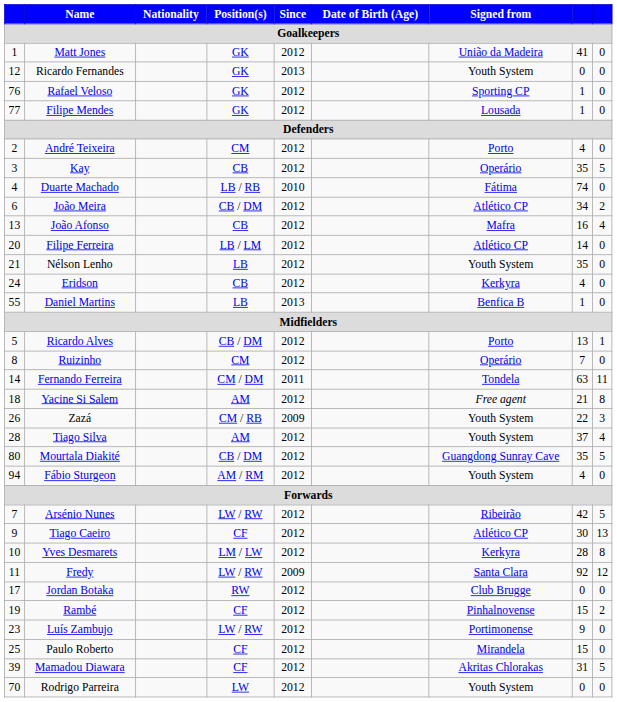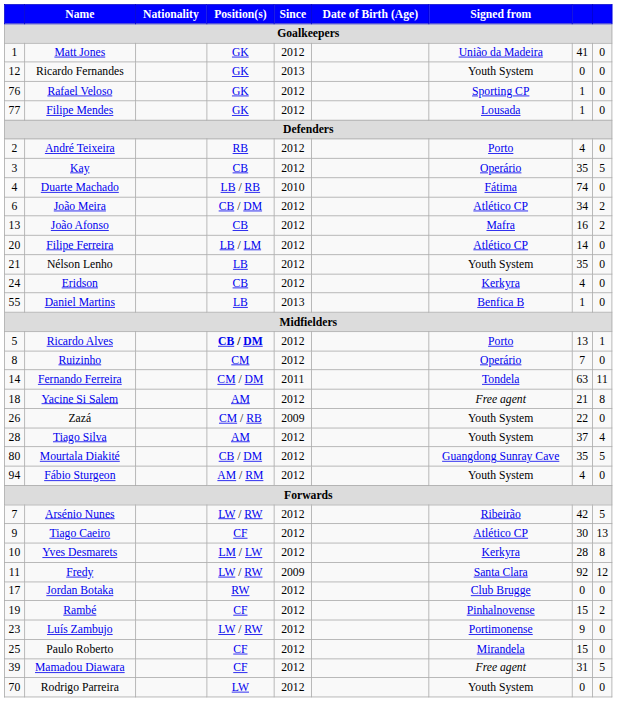(240, 149) CM -> (240, 149) RB
(602, 226) 4 -> (602, 226) 2
(240, 341) normal -> (240, 341) bold
(602, 418) 3 -> (602, 418) 0
(501, 668) Akritas Chlorakas -> (501, 668) Free agent
